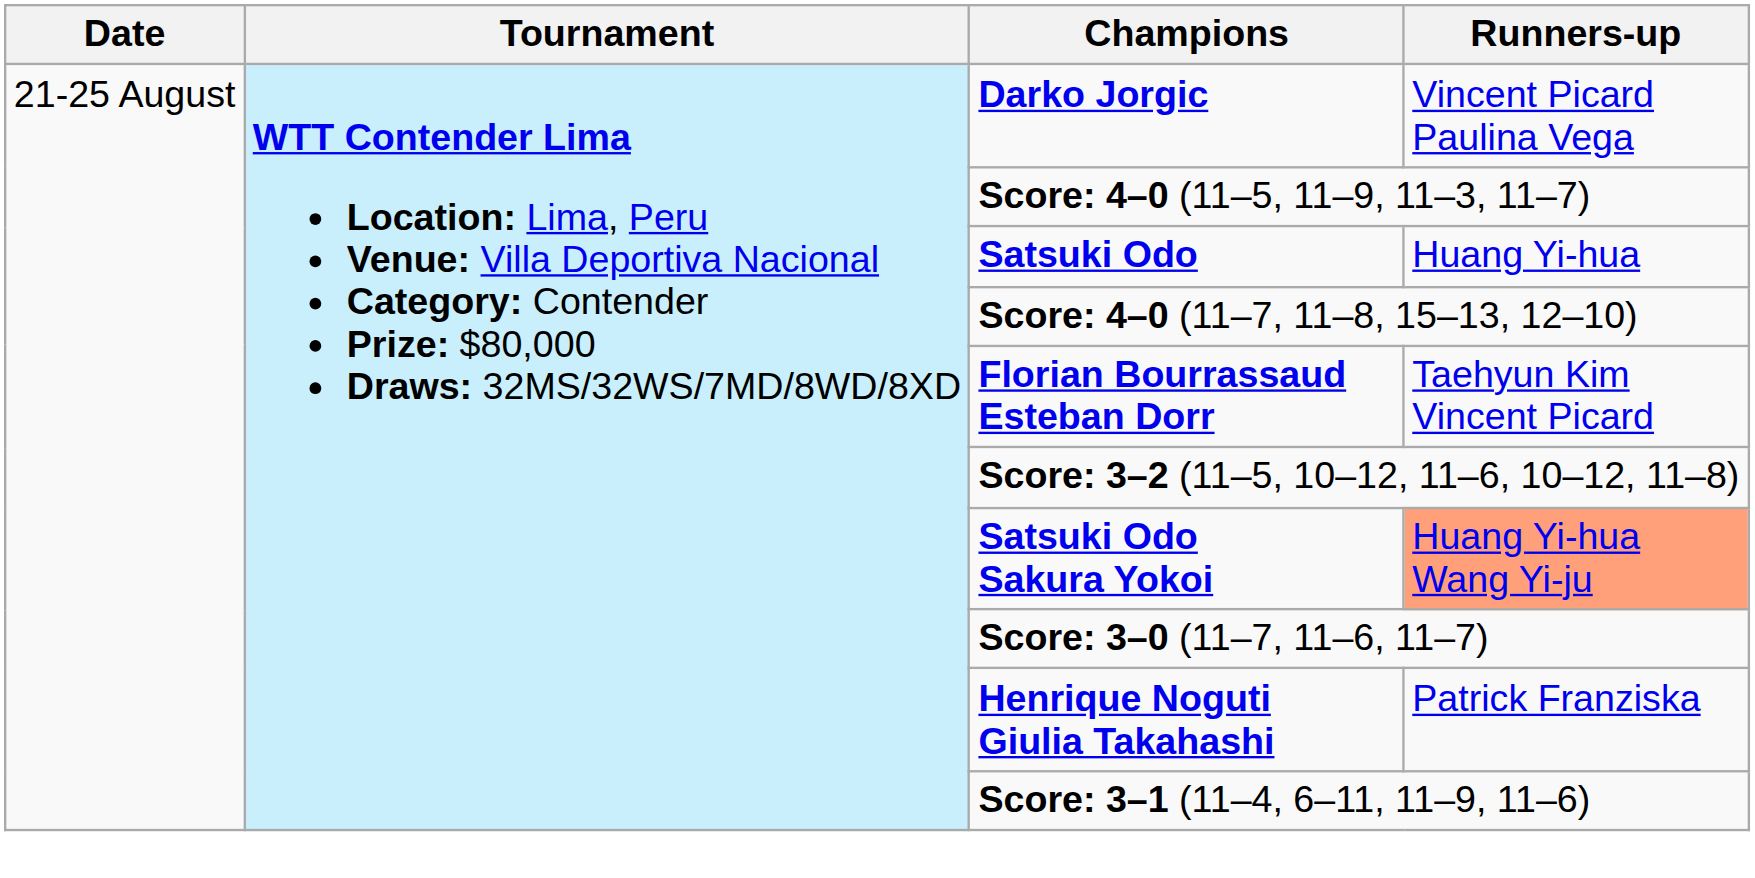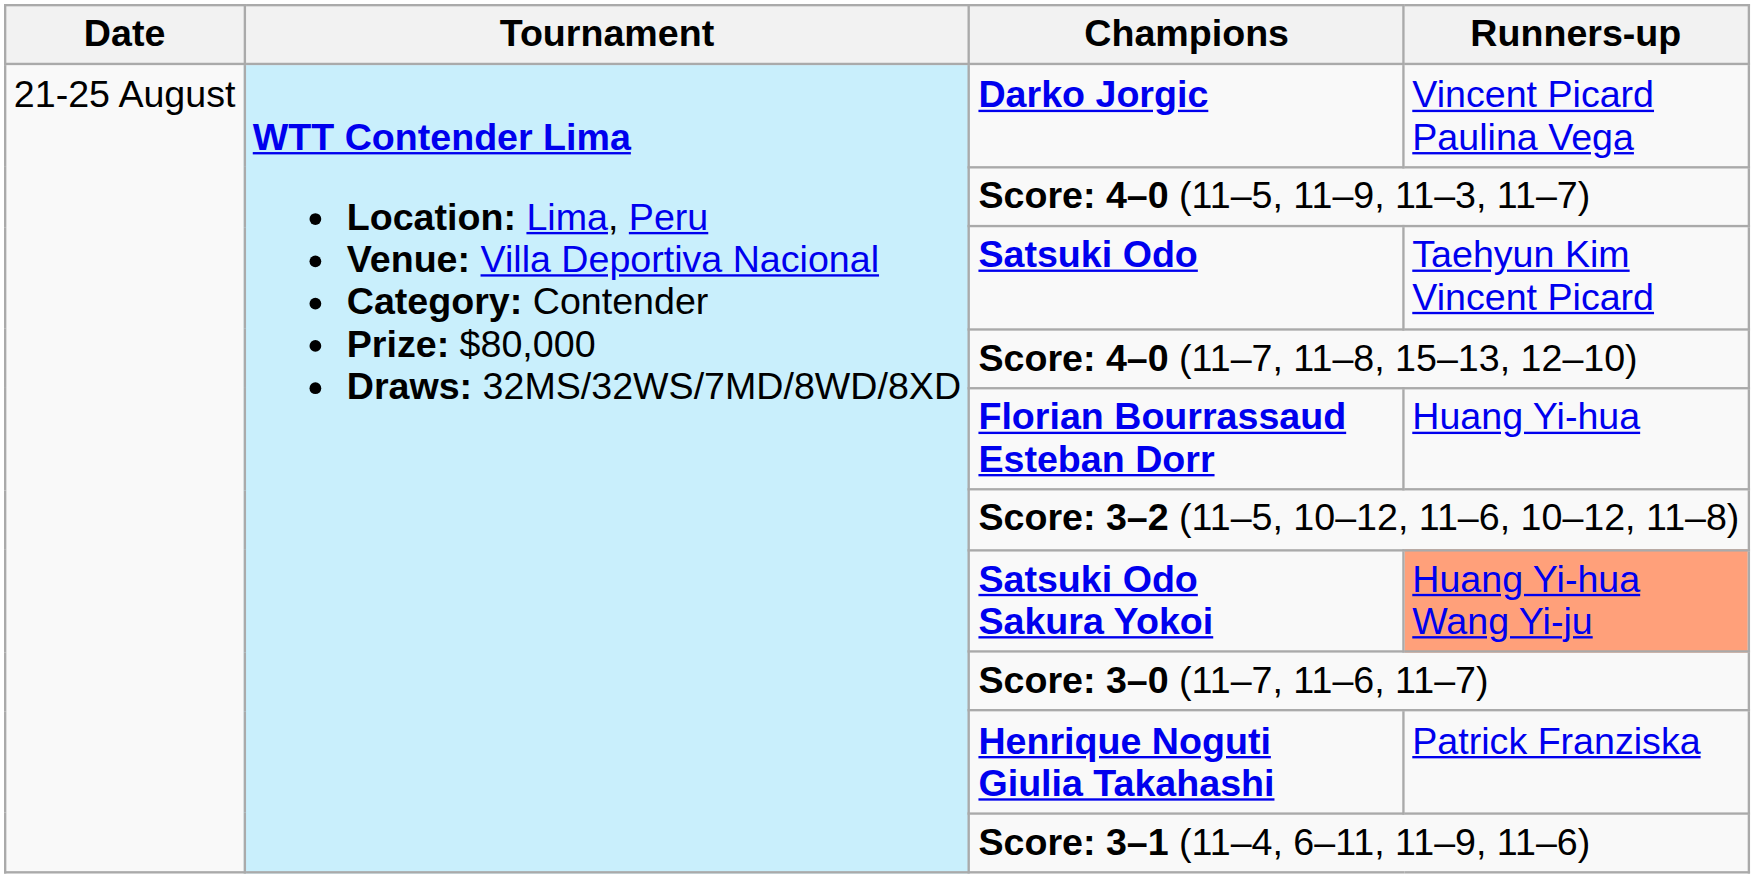(1526, 255) Huang Yi-hua -> (1533, 276) Taehyun Kim Vincent Picard
(1533, 395) Taehyun Kim Vincent Picard -> (1526, 417) Huang Yi-hua
